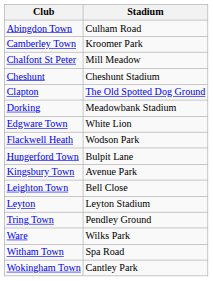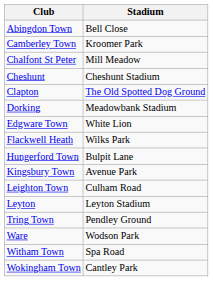(113, 28) Culham Road -> (107, 28) Bell Close
(112, 140) Wodson Park -> (108, 140) Wilks Park
(107, 188) Bell Close -> (113, 188) Culham Road
(108, 236) Wilks Park -> (112, 236) Wodson Park
